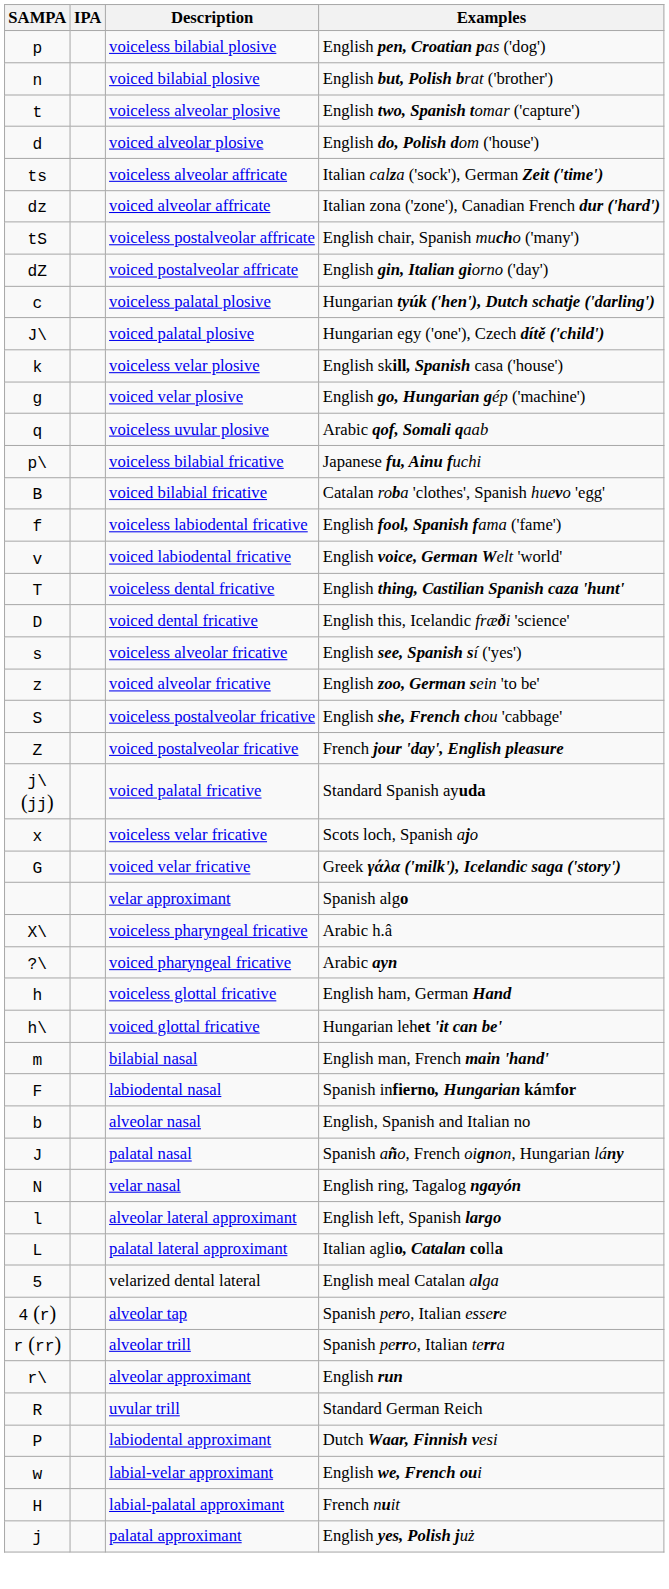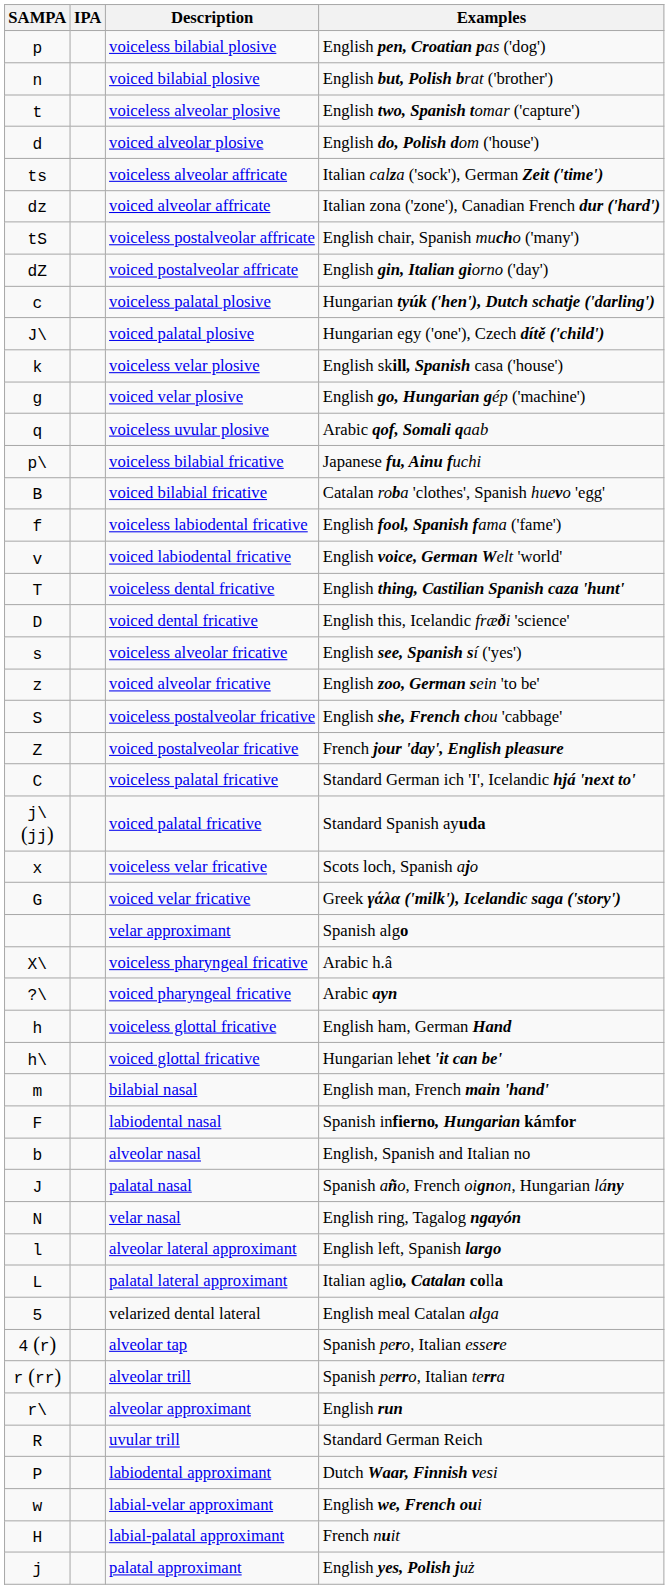+ row: (194, 780)
